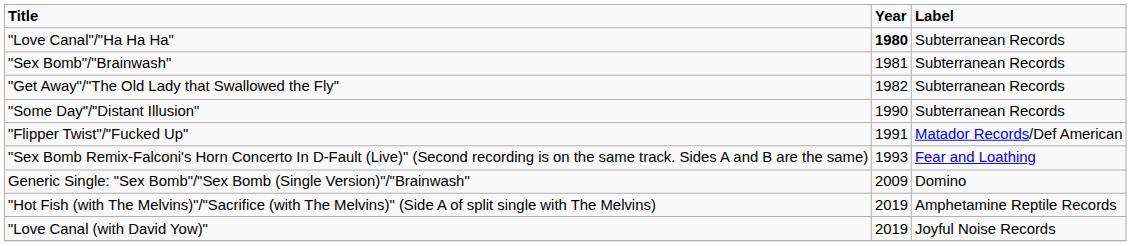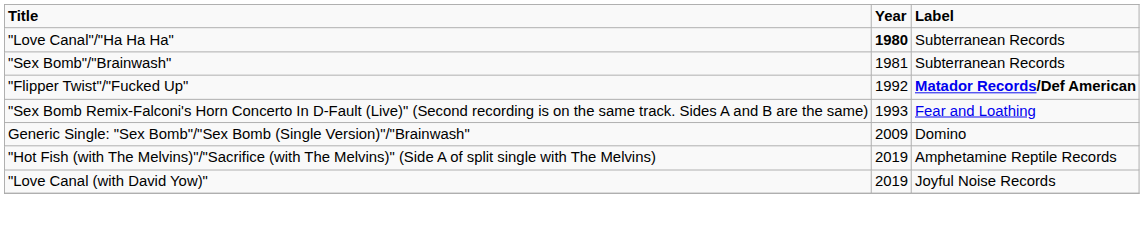- row: (173, 87)
- row: (104, 110)
(892, 134) 1991 -> (892, 87) 1992
(1019, 134) normal -> (1026, 87) bold
